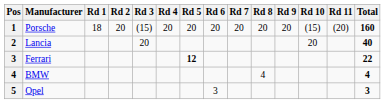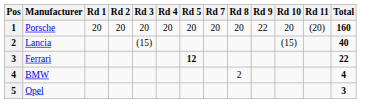- column: (215, 12)
(97, 28) 18 -> (97, 28) 20
(144, 28) (15) -> (144, 28) 20
(287, 28) 20 -> (263, 28) 22
(313, 28) (15) -> (289, 28) 20
(144, 44) 20 -> (144, 44) (15)
(313, 44) 20 -> (289, 44) (15)
(263, 75) 4 -> (239, 75) 2
